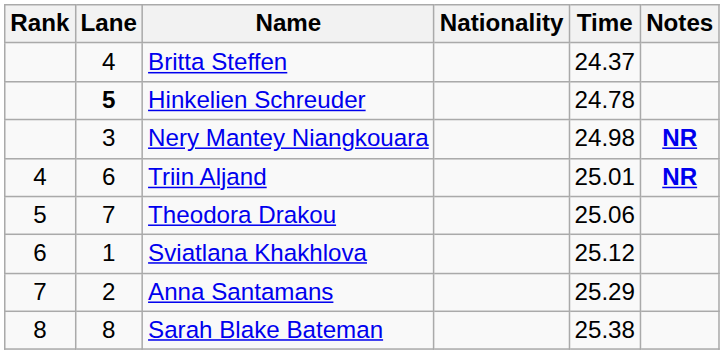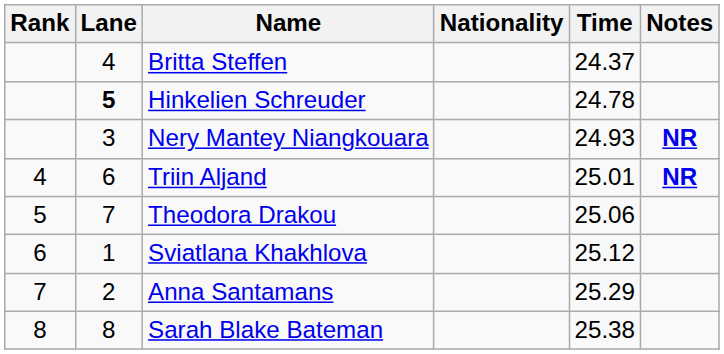(605, 138) 24.98 -> (605, 138) 24.93
